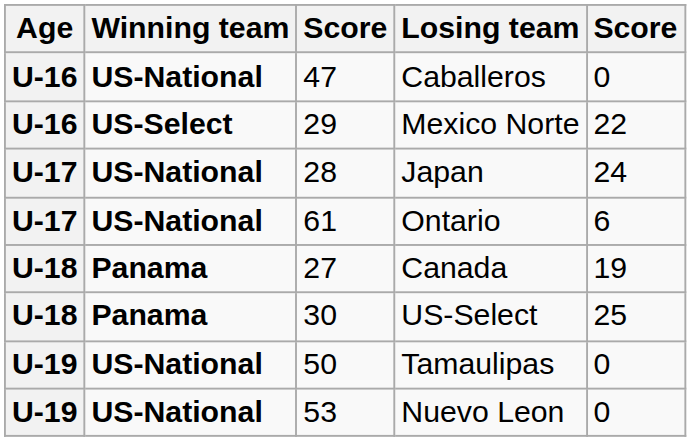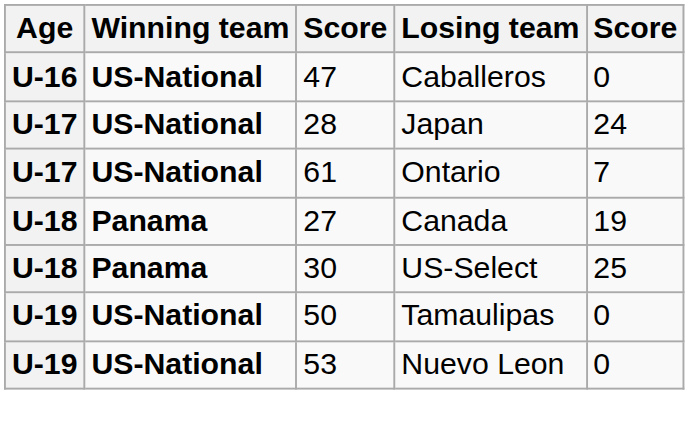- row: (490, 124)
(602, 220) 6 -> (602, 172) 7
